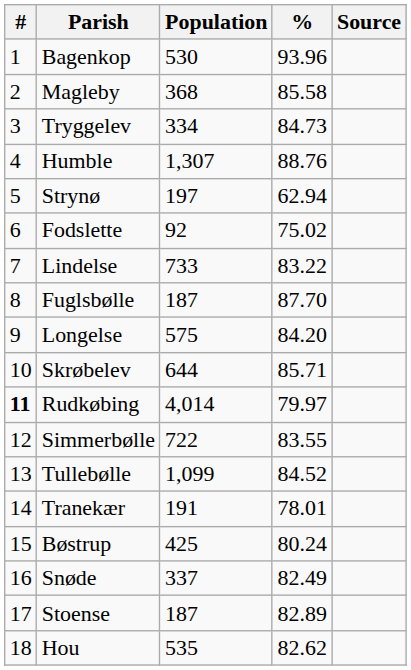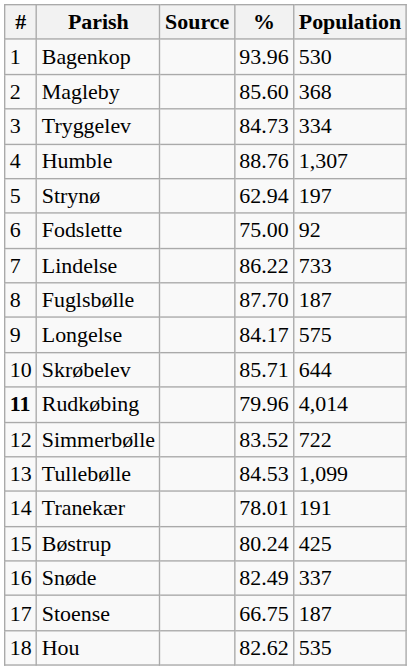columns swapped: (216, 21) <-> (369, 21)
(302, 91) 85.58 -> (264, 91) 85.60
(302, 230) 75.02 -> (264, 230) 75.00
(302, 265) 83.22 -> (264, 265) 86.22
(302, 334) 84.20 -> (264, 334) 84.17
(302, 404) 79.97 -> (264, 404) 79.96
(302, 439) 83.55 -> (264, 439) 83.52
(302, 473) 84.52 -> (264, 473) 84.53
(302, 612) 82.89 -> (264, 612) 66.75
